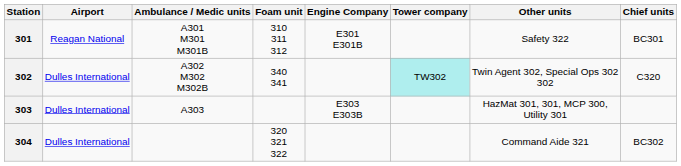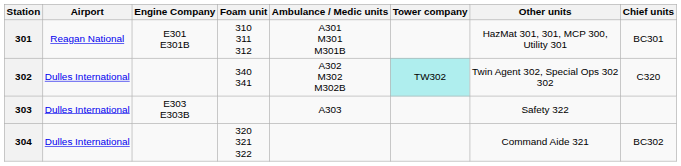columns swapped: (348, 12) <-> (192, 12)
(545, 39) Safety 322 -> (545, 39) HazMat 301, 301, MCP 300, Utility 301
(545, 109) HazMat 301, 301, MCP 300, Utility 301 -> (545, 109) Safety 322
